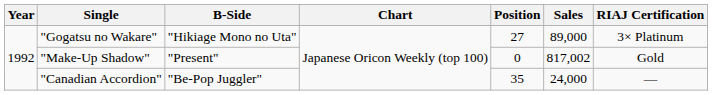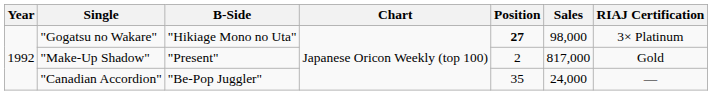(517, 36) normal -> (517, 36) bold
(568, 36) 89,000 -> (568, 36) 98,000
(517, 57) 0 -> (517, 57) 2
(568, 57) 817,002 -> (568, 57) 817,000
